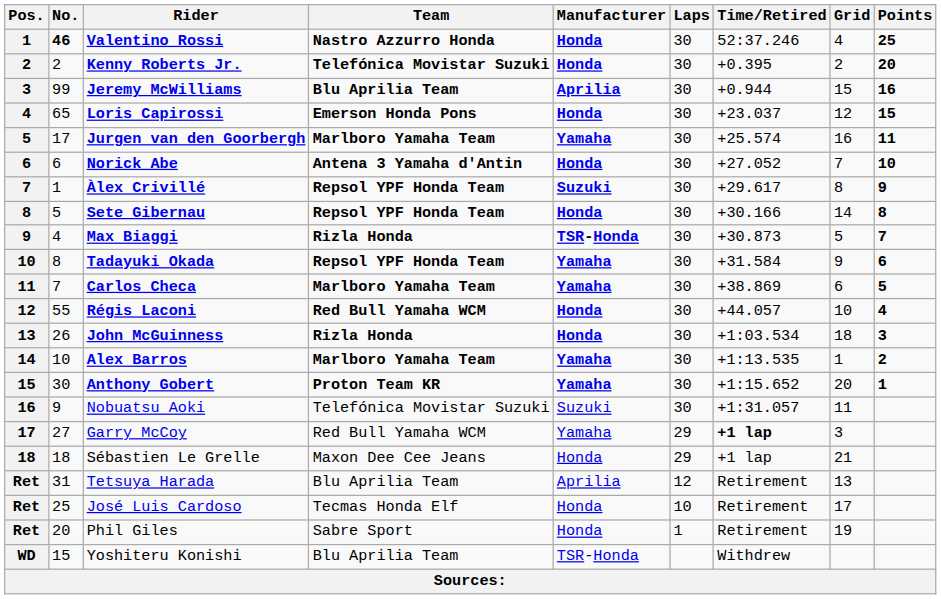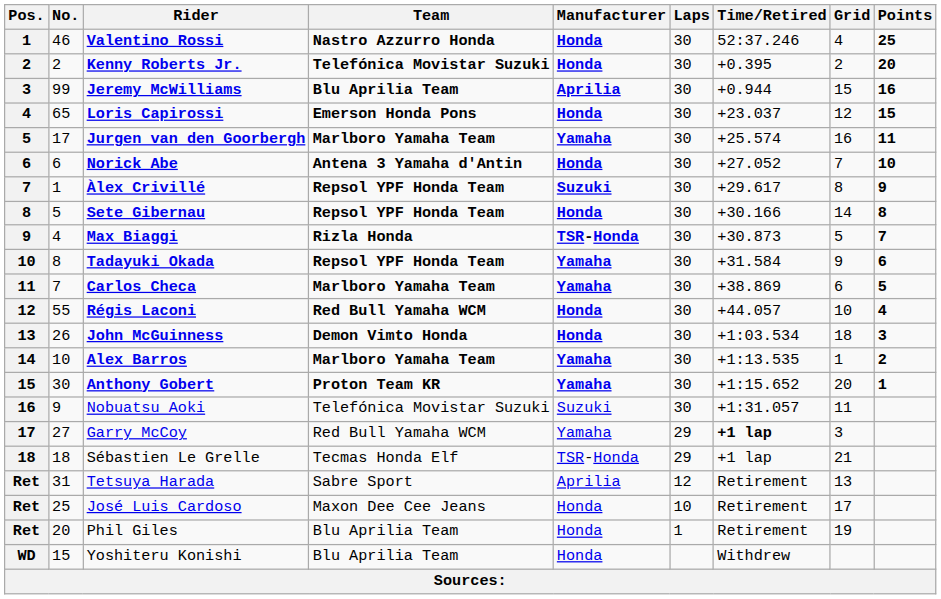(61, 42) bold -> (61, 42) normal
(363, 336) Rizla Honda -> (390, 336) Demon Vimto Honda
(399, 459) Maxon Dee Cee Jeans -> (386, 459) Tecmas Honda Elf
(580, 459) Honda -> (598, 459) TSR-Honda
(386, 483) Blu Aprilia Team -> (363, 483) Sabre Sport
(386, 508) Tecmas Honda Elf -> (399, 508) Maxon Dee Cee Jeans
(363, 532) Sabre Sport -> (386, 532) Blu Aprilia Team
(598, 557) TSR-Honda -> (580, 557) Honda
